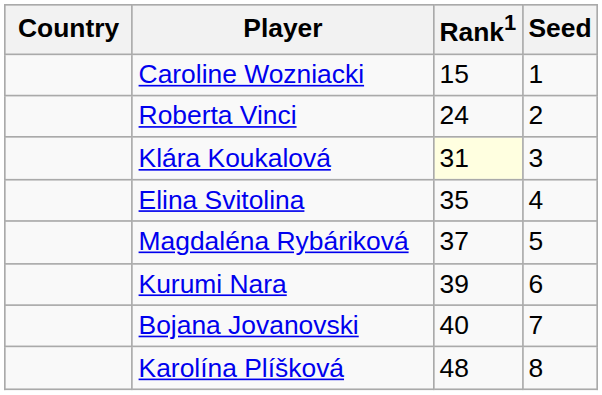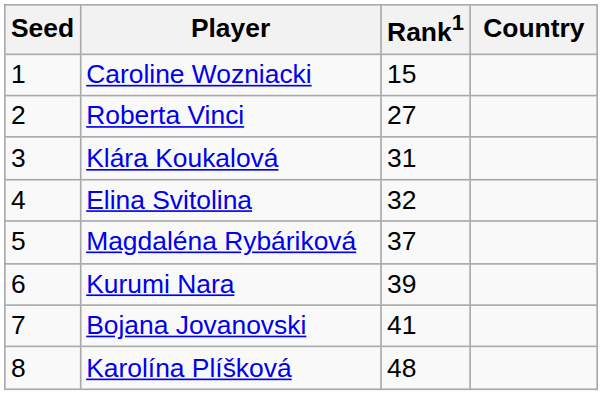columns swapped: (69, 28) <-> (560, 28)
(454, 116) 24 -> (402, 116) 27
(454, 158) lightyellow background -> (402, 158) no background
(454, 200) 35 -> (402, 200) 32
(454, 325) 40 -> (402, 325) 41
